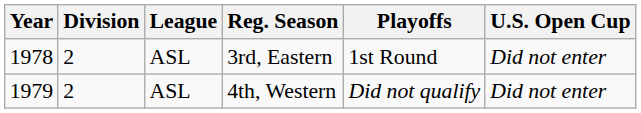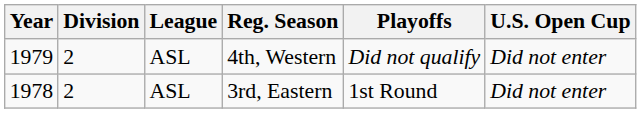rows swapped: (280, 56) <-> (282, 90)
